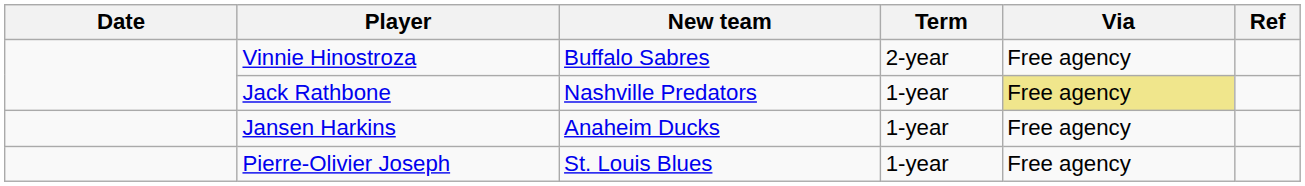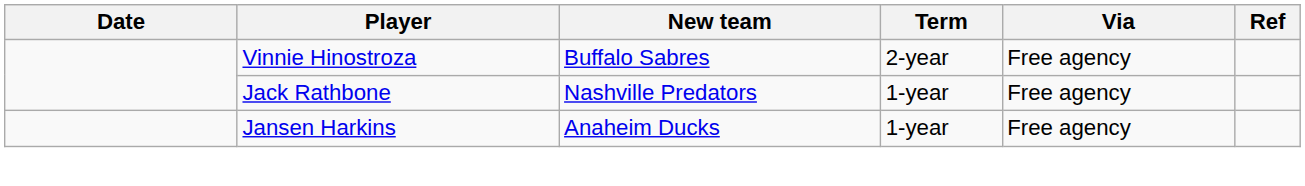(1069, 92) khaki background -> (1069, 92) no background
- row: (346, 163)
